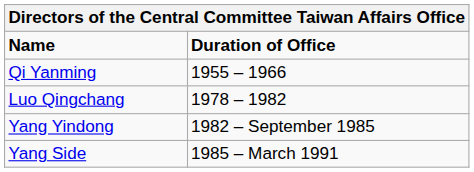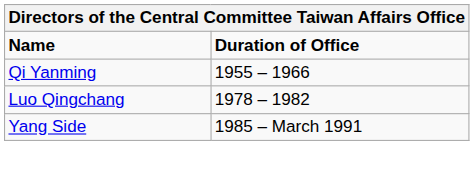- row: (61, 126)
